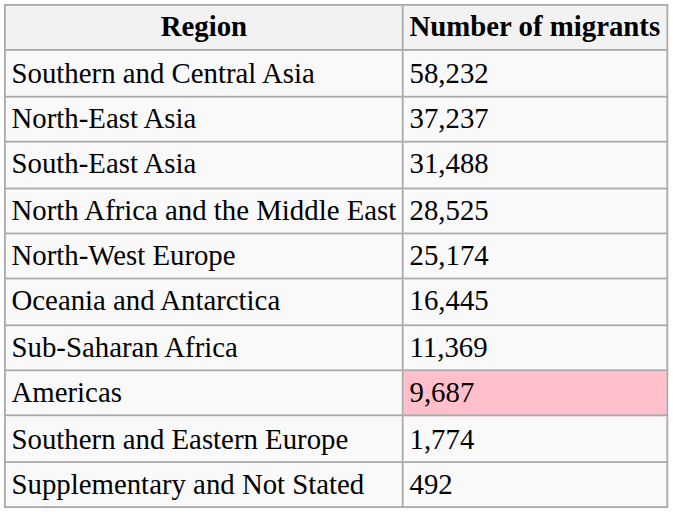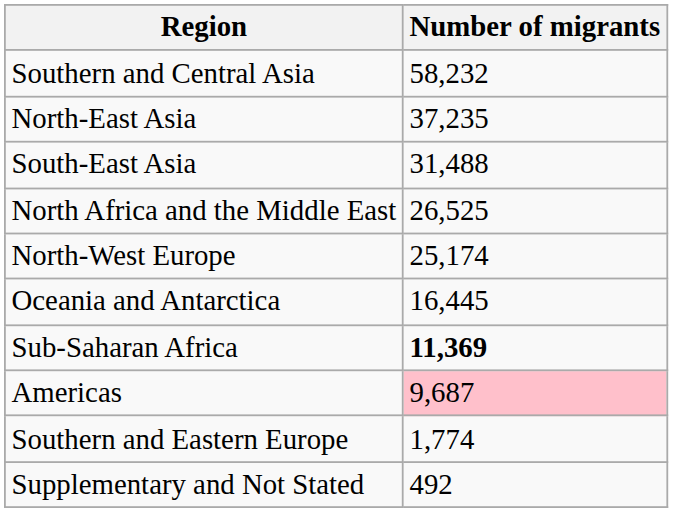(449, 118) 37,237 -> (449, 118) 37,235
(449, 210) 28,525 -> (449, 210) 26,525
(449, 347) normal -> (448, 347) bold
